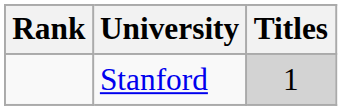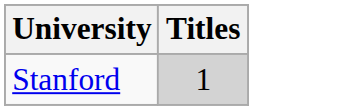- column: (49, 29)
